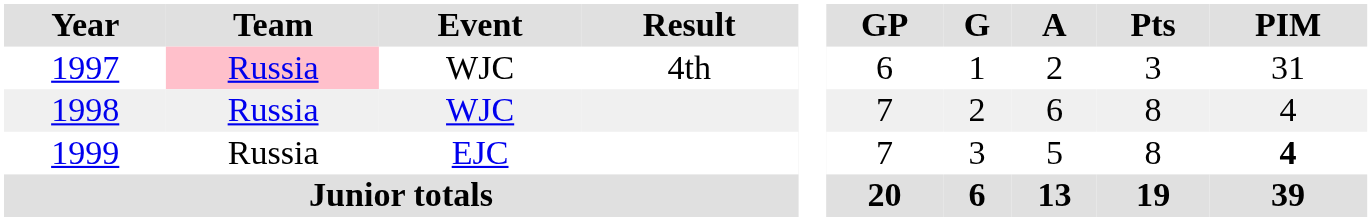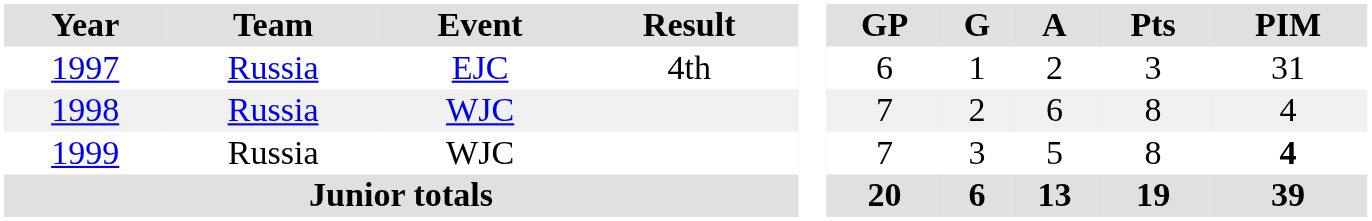(273, 67) pink background -> (273, 67) no background
(480, 67) WJC -> (480, 67) EJC
(480, 152) EJC -> (480, 152) WJC
